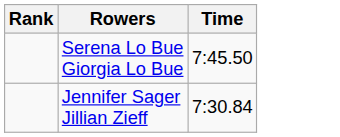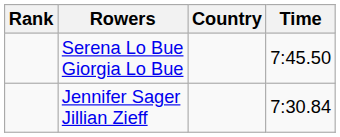+ column: (227, 18)
